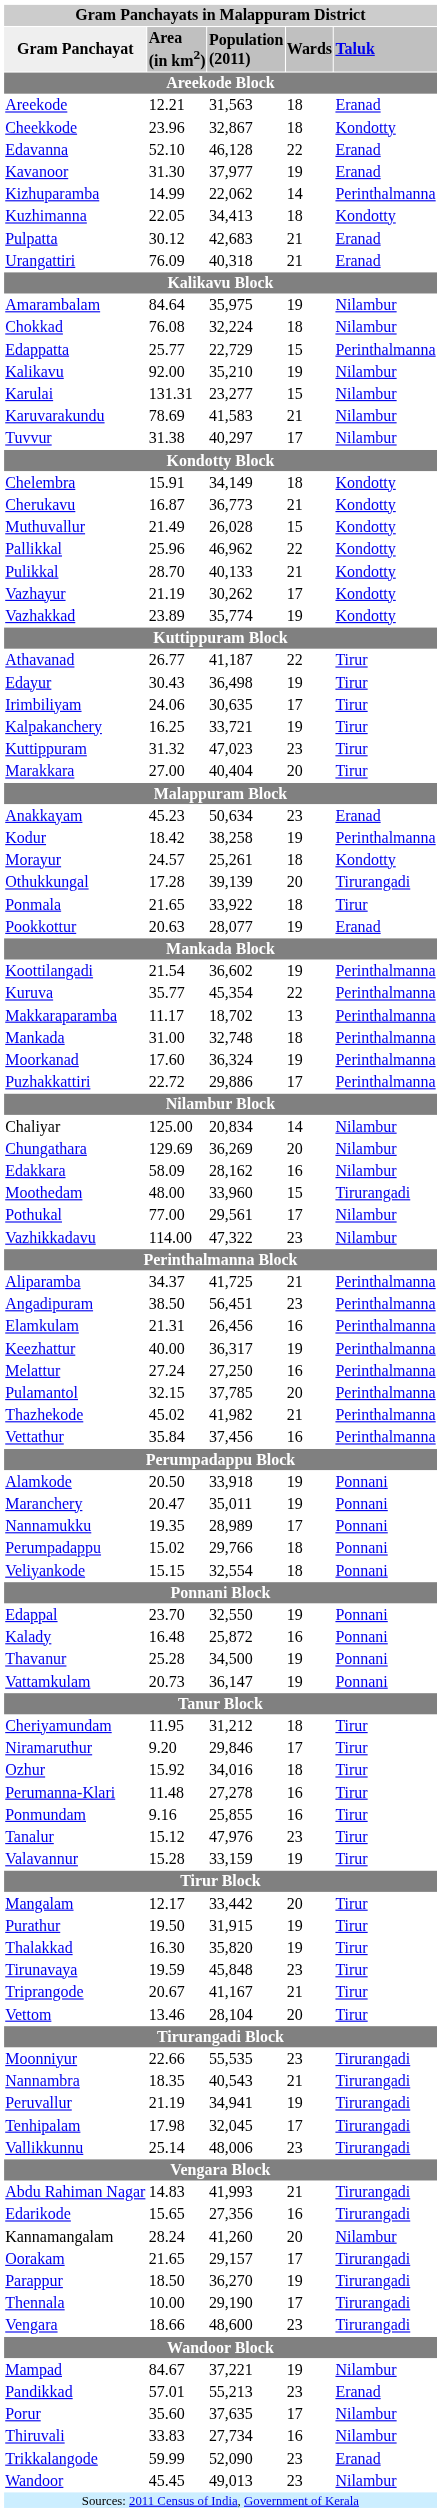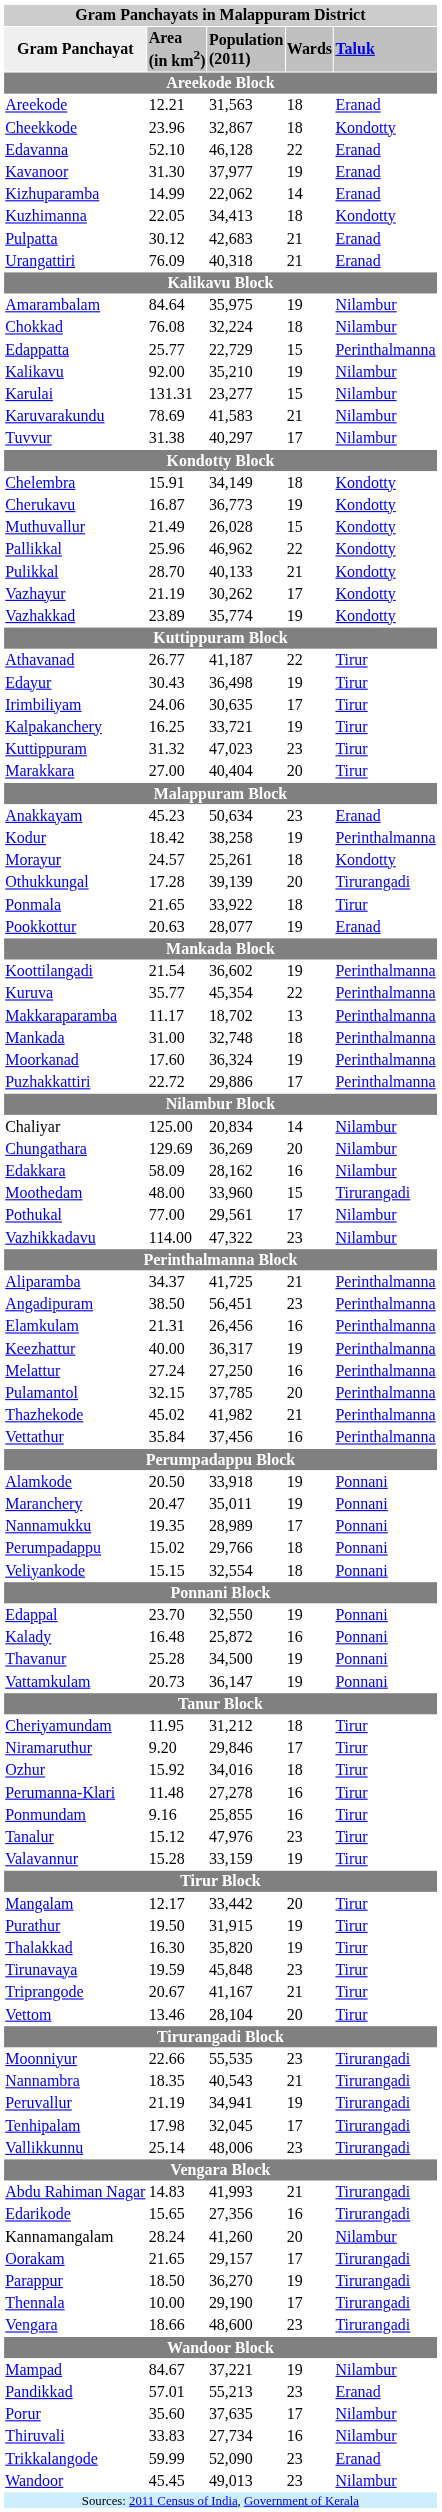(386, 193) Perinthalmanna -> (358, 193) Eranad
(295, 504) 21 -> (295, 504) 19
